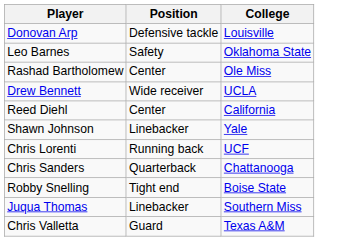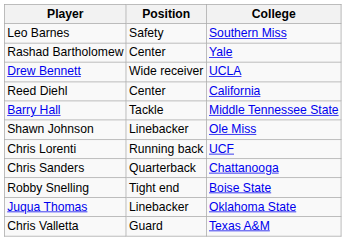- row: (42, 33)
(267, 52) Oklahoma State -> (248, 33) Southern Miss
(248, 71) Ole Miss -> (221, 52) Yale
+ row: (34, 110)
(236, 129) Yale -> (233, 129) Ole Miss
(263, 206) Southern Miss -> (253, 206) Oklahoma State
